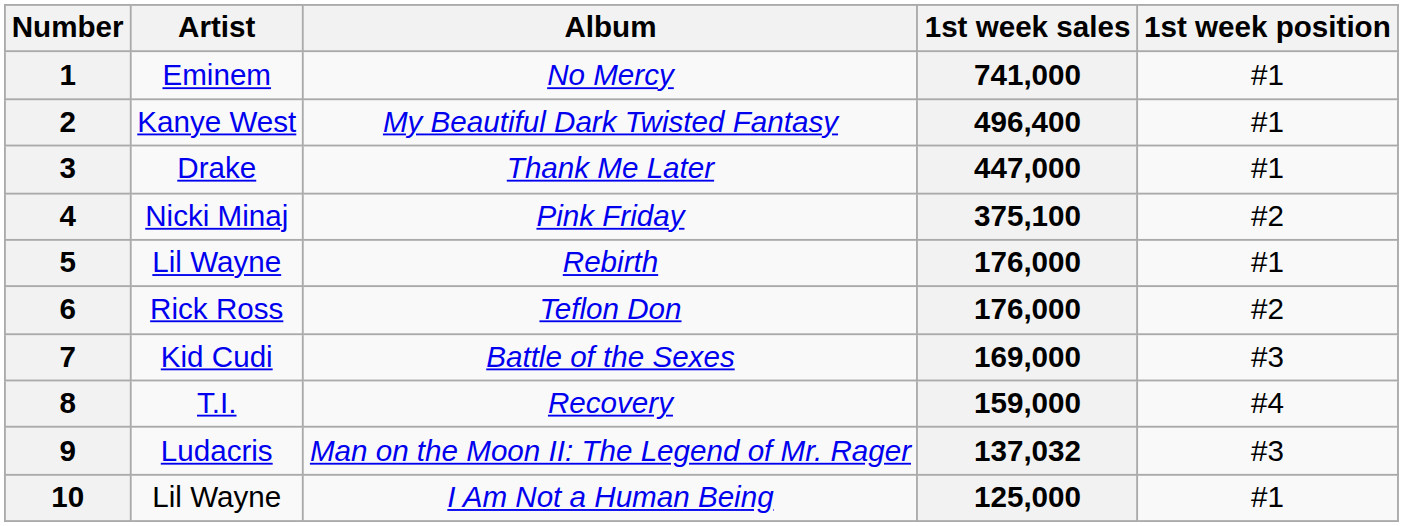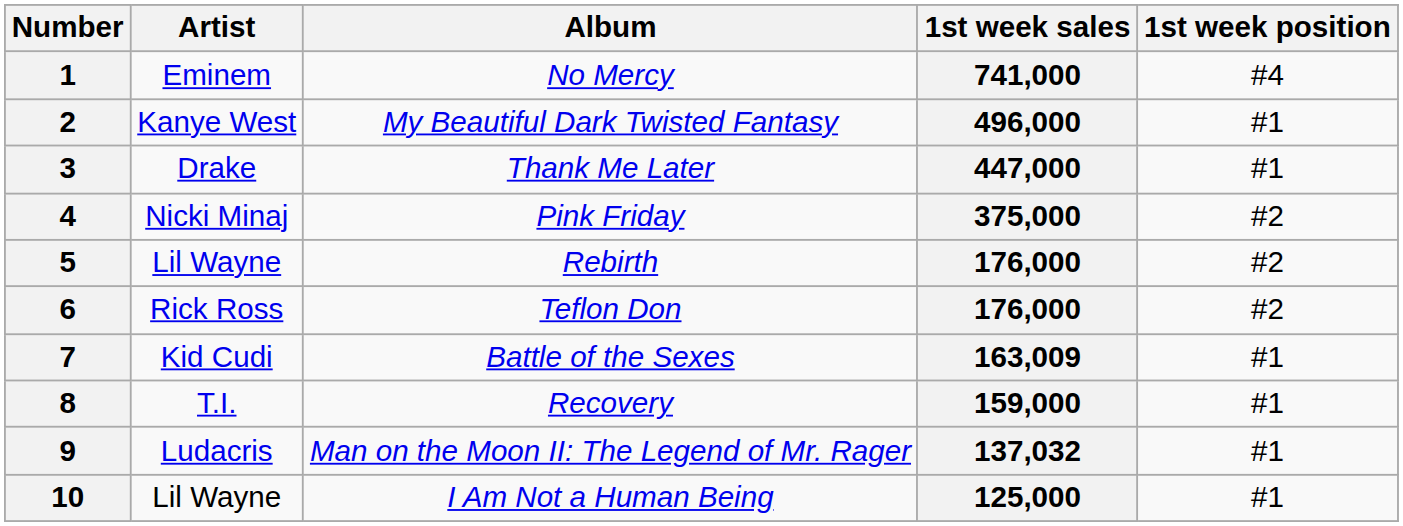(1267, 74) #1 -> (1267, 74) #4
(1028, 121) 496,400 -> (1028, 121) 496,000
(1028, 215) 375,100 -> (1028, 215) 375,000
(1267, 262) #1 -> (1267, 262) #2
(1028, 356) 169,000 -> (1028, 356) 163,009
(1267, 356) #3 -> (1267, 356) #1
(1267, 403) #4 -> (1267, 403) #1
(1267, 450) #3 -> (1267, 450) #1
